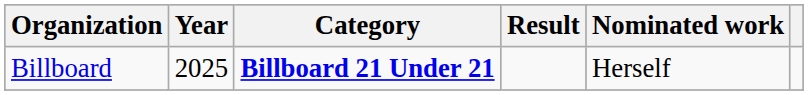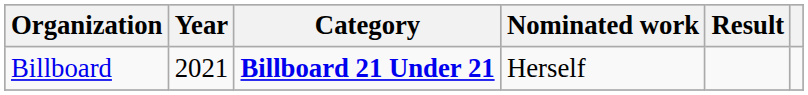columns swapped: (688, 25) <-> (543, 25)
(201, 68) 2025 -> (201, 68) 2021
